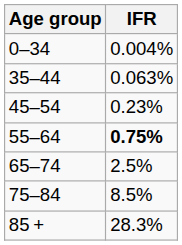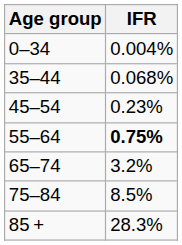(142, 78) 0.063% -> (142, 78) 0.068%
(131, 166) 2.5% -> (131, 166) 3.2%
